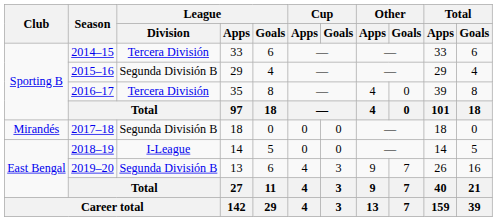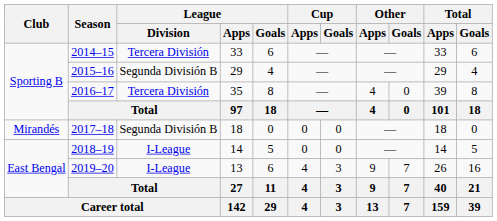(168, 168) Segunda División B -> (168, 168) I-League
